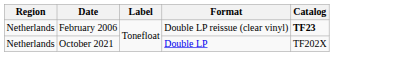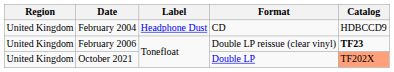+ row: (107, 28)
(31, 28) Netherlands -> (40, 43) United Kingdom
(31, 43) Netherlands -> (40, 59) United Kingdom
(310, 43) no background -> (357, 59) lightsalmon background
